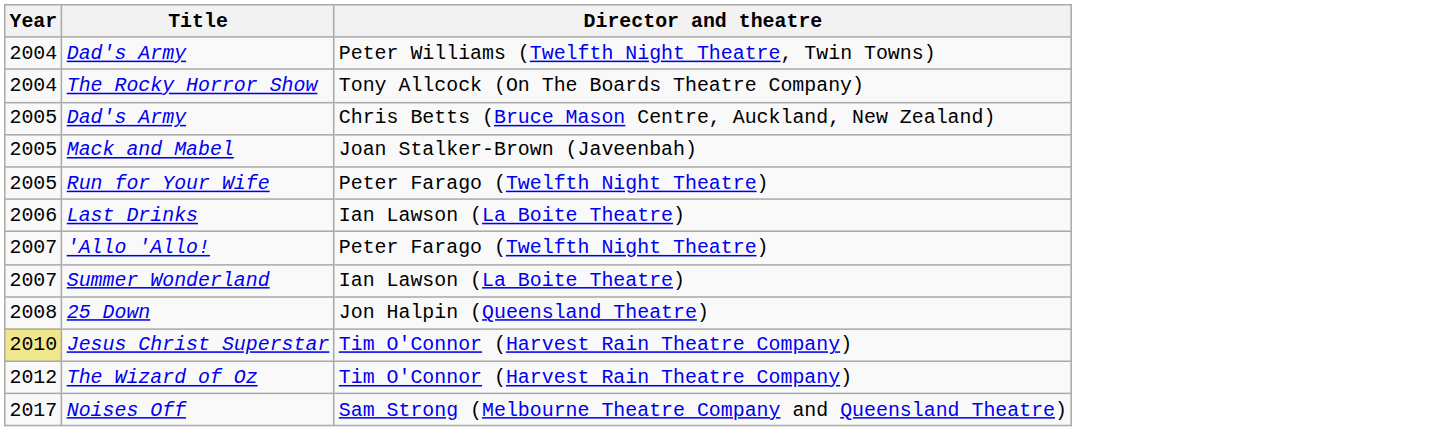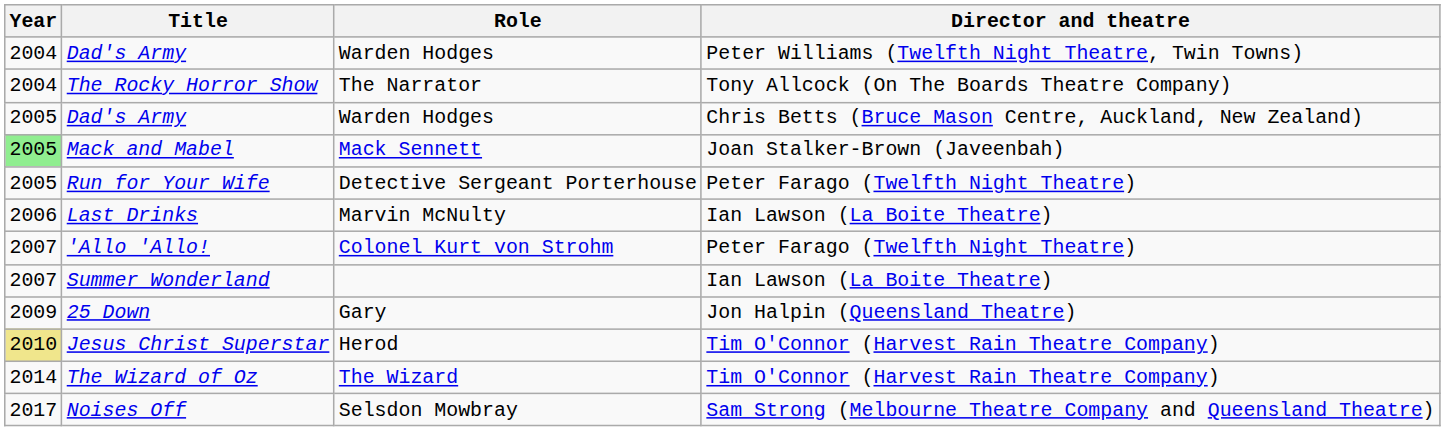+ column: (518, 21)
(33, 151) no background -> (33, 151) lightgreen background
(33, 313) 2008 -> (33, 313) 2009
(33, 378) 2012 -> (33, 378) 2014
